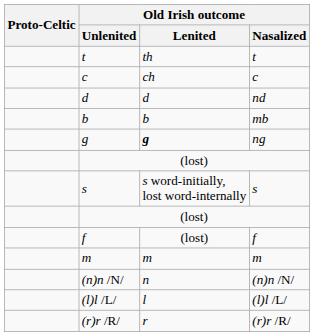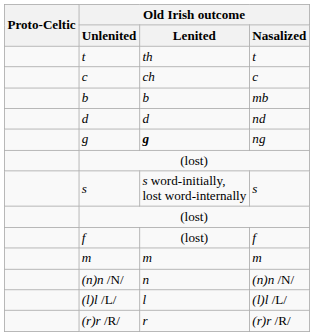rows swapped: (85, 118) <-> (85, 98)
